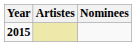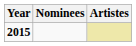columns swapped: (55, 13) <-> (104, 13)
